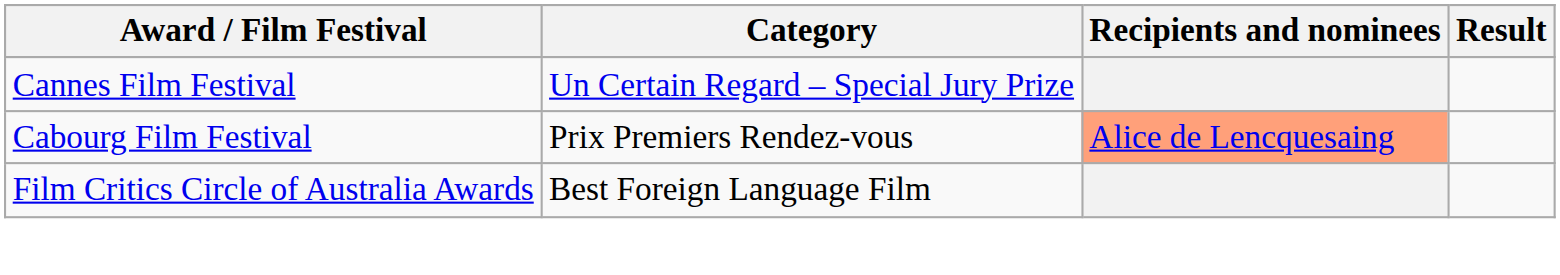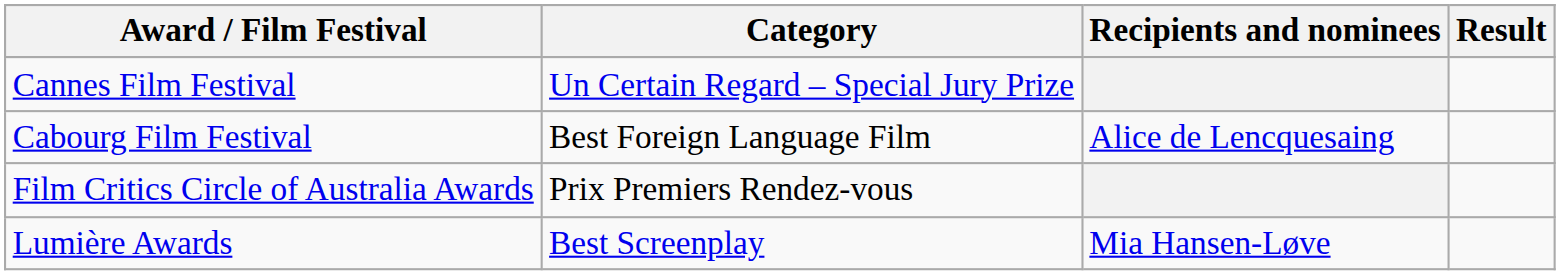(731, 136) Prix Premiers Rendez-vous -> (740, 136) Best Foreign Language Film
(1242, 136) lightsalmon background -> (1242, 136) no background
(740, 189) Best Foreign Language Film -> (731, 189) Prix Premiers Rendez-vous
+ row: (123, 242)
